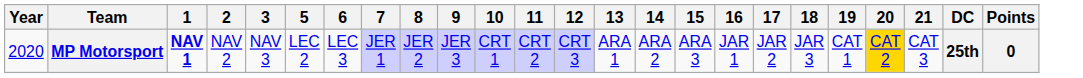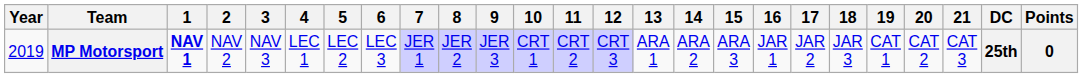+ column: (304, 17)
(26, 51) 2020 -> (26, 51) 2019
(885, 51) gold background -> (924, 51) no background
